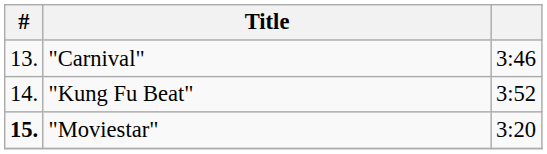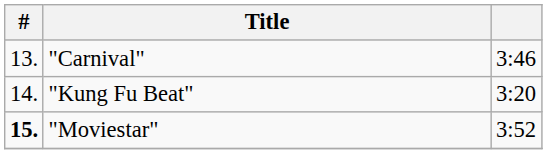(516, 93) 3:52 -> (516, 93) 3:20
(516, 129) 3:20 -> (516, 129) 3:52
